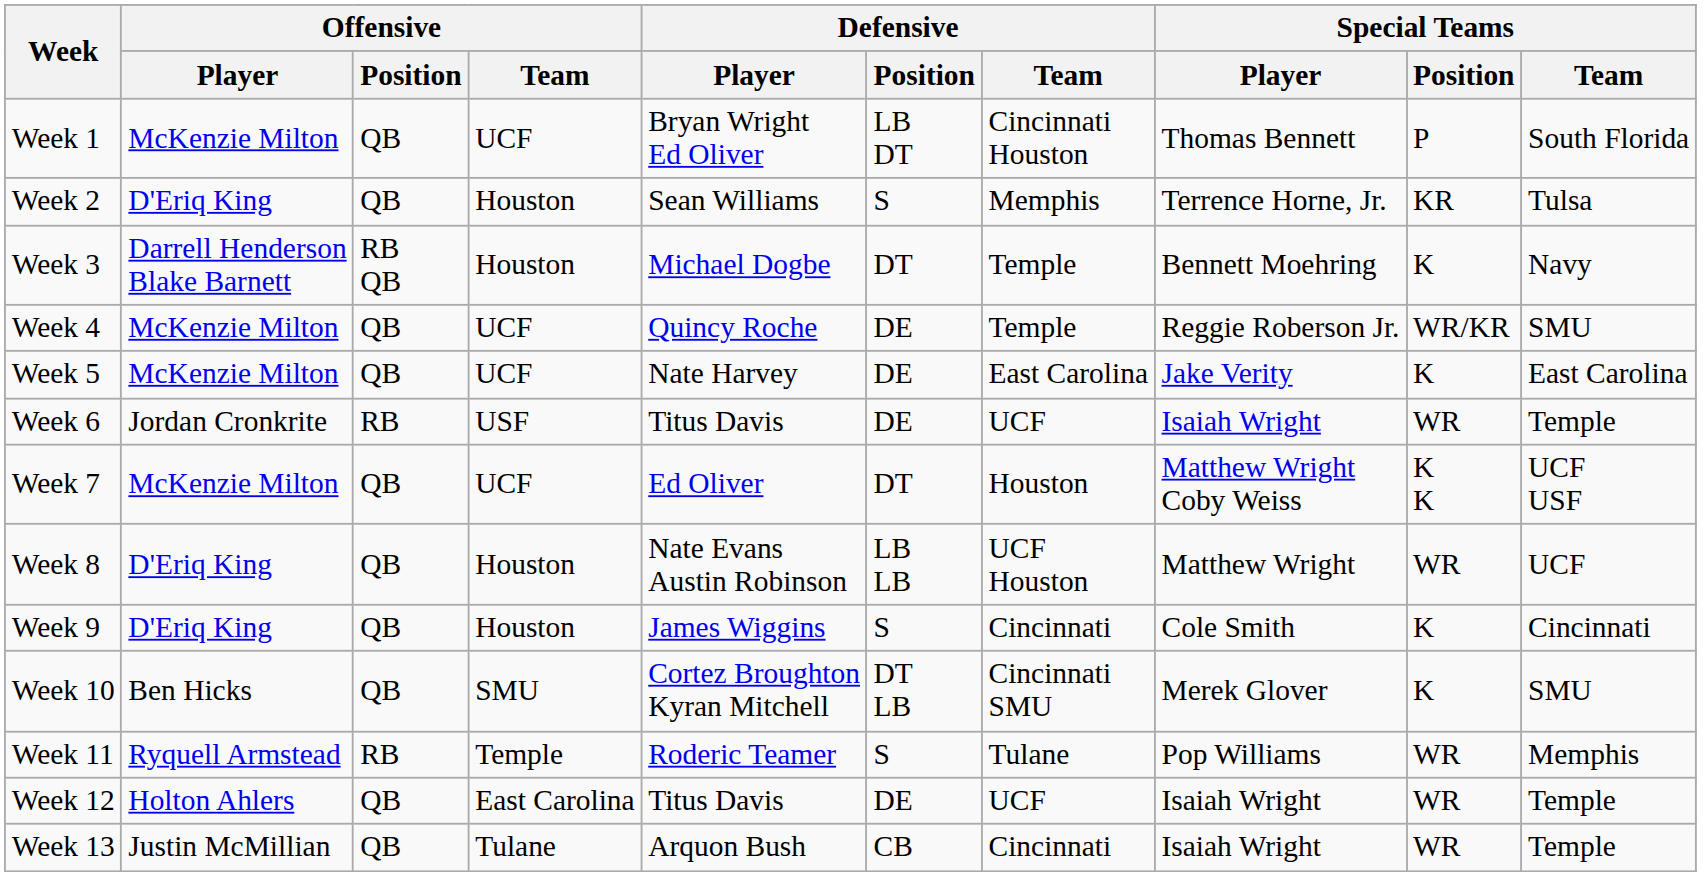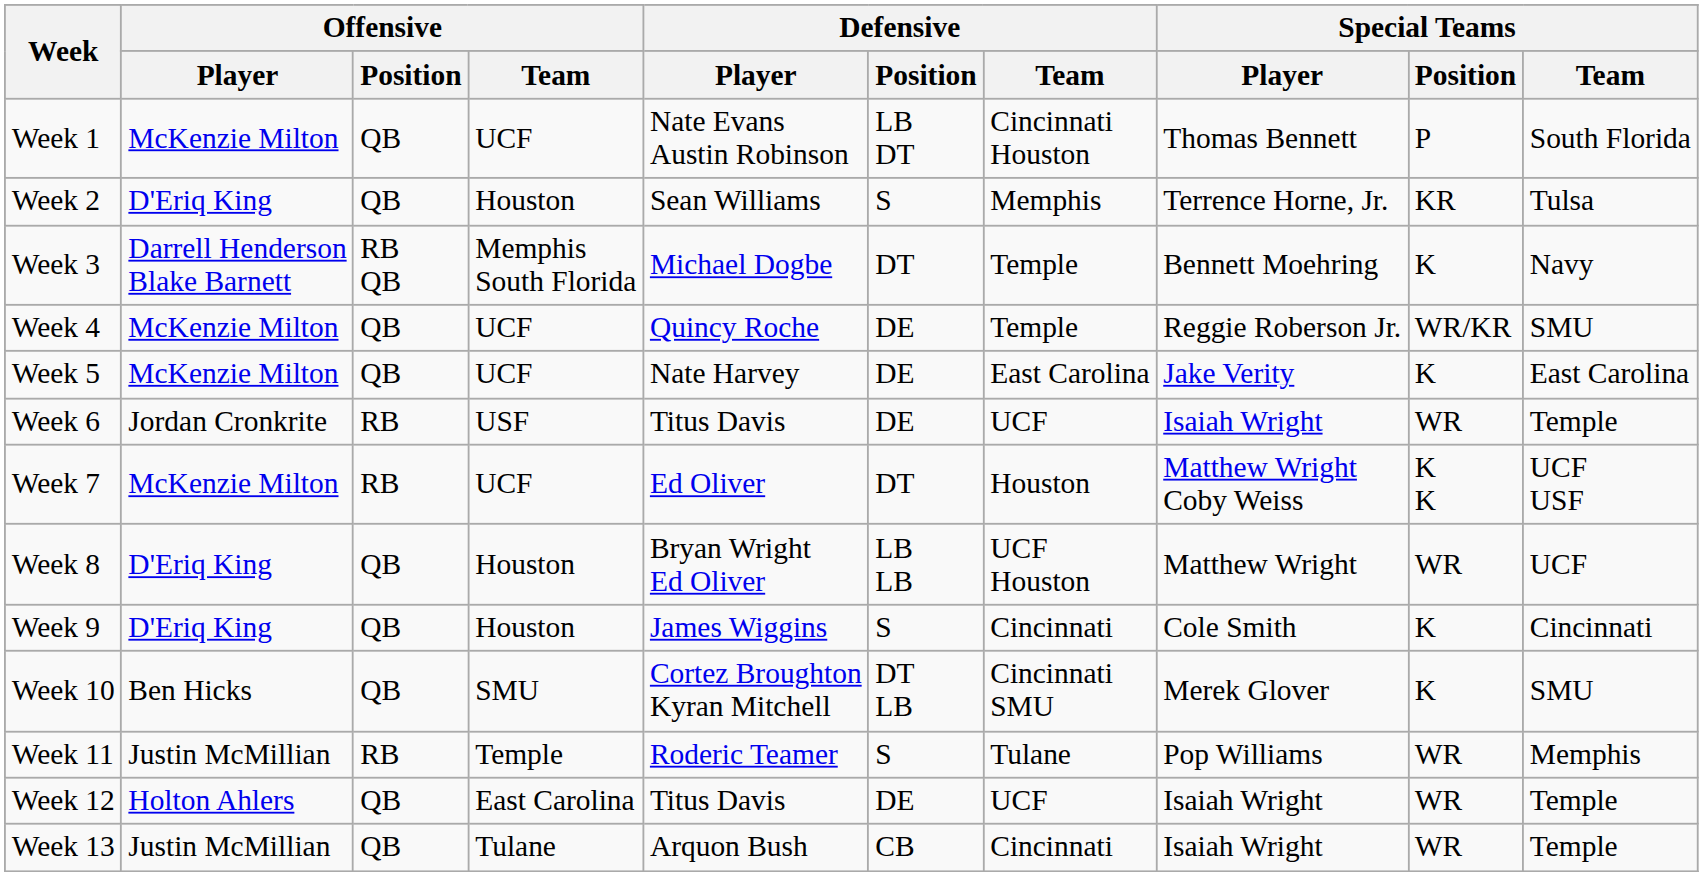(729, 137) Bryan Wright Ed Oliver -> (749, 137) Nate Evans Austin Robinson
(525, 264) Houston -> (556, 264) Memphis South Florida
(381, 484) QB -> (380, 484) RB
(748, 563) Nate Evans Austin Robinson -> (730, 563) Bryan Wright Ed Oliver
(234, 753) Ryquell Armstead -> (229, 753) Justin McMillian
